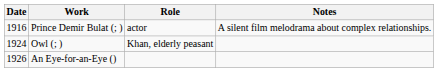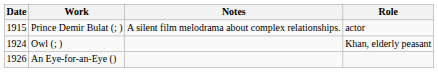columns swapped: (170, 12) <-> (325, 12)
(17, 28) 1916 -> (17, 28) 1915
